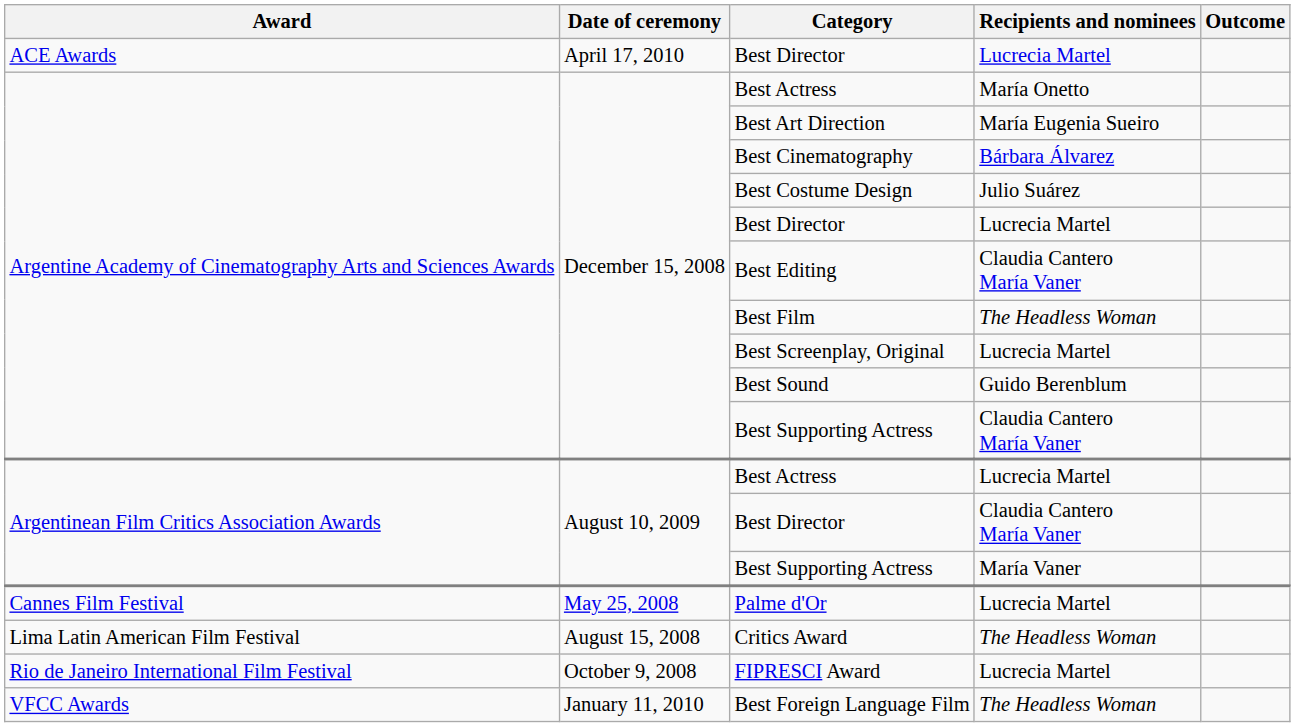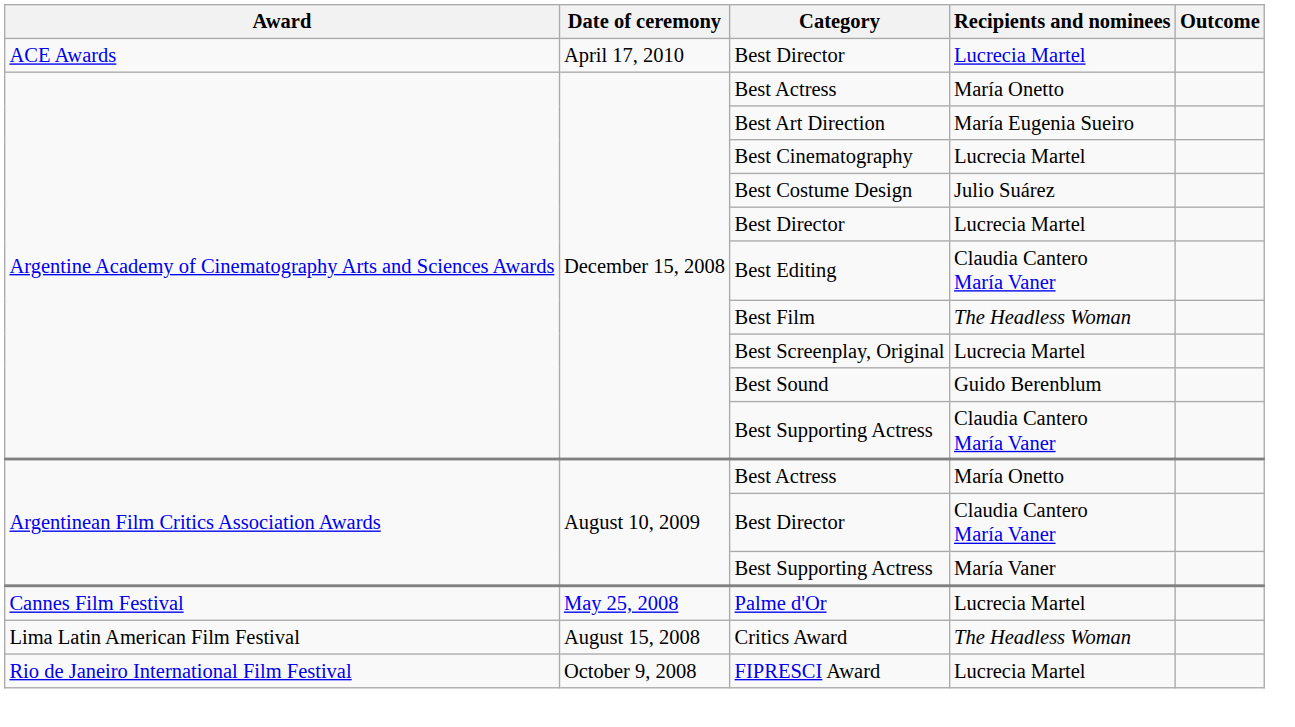(1047, 156) Bárbara Álvarez -> (1020, 156) Lucrecia Martel
(1045, 476) Lucrecia Martel -> (1009, 476) María Onetto
- row: (69, 704)
